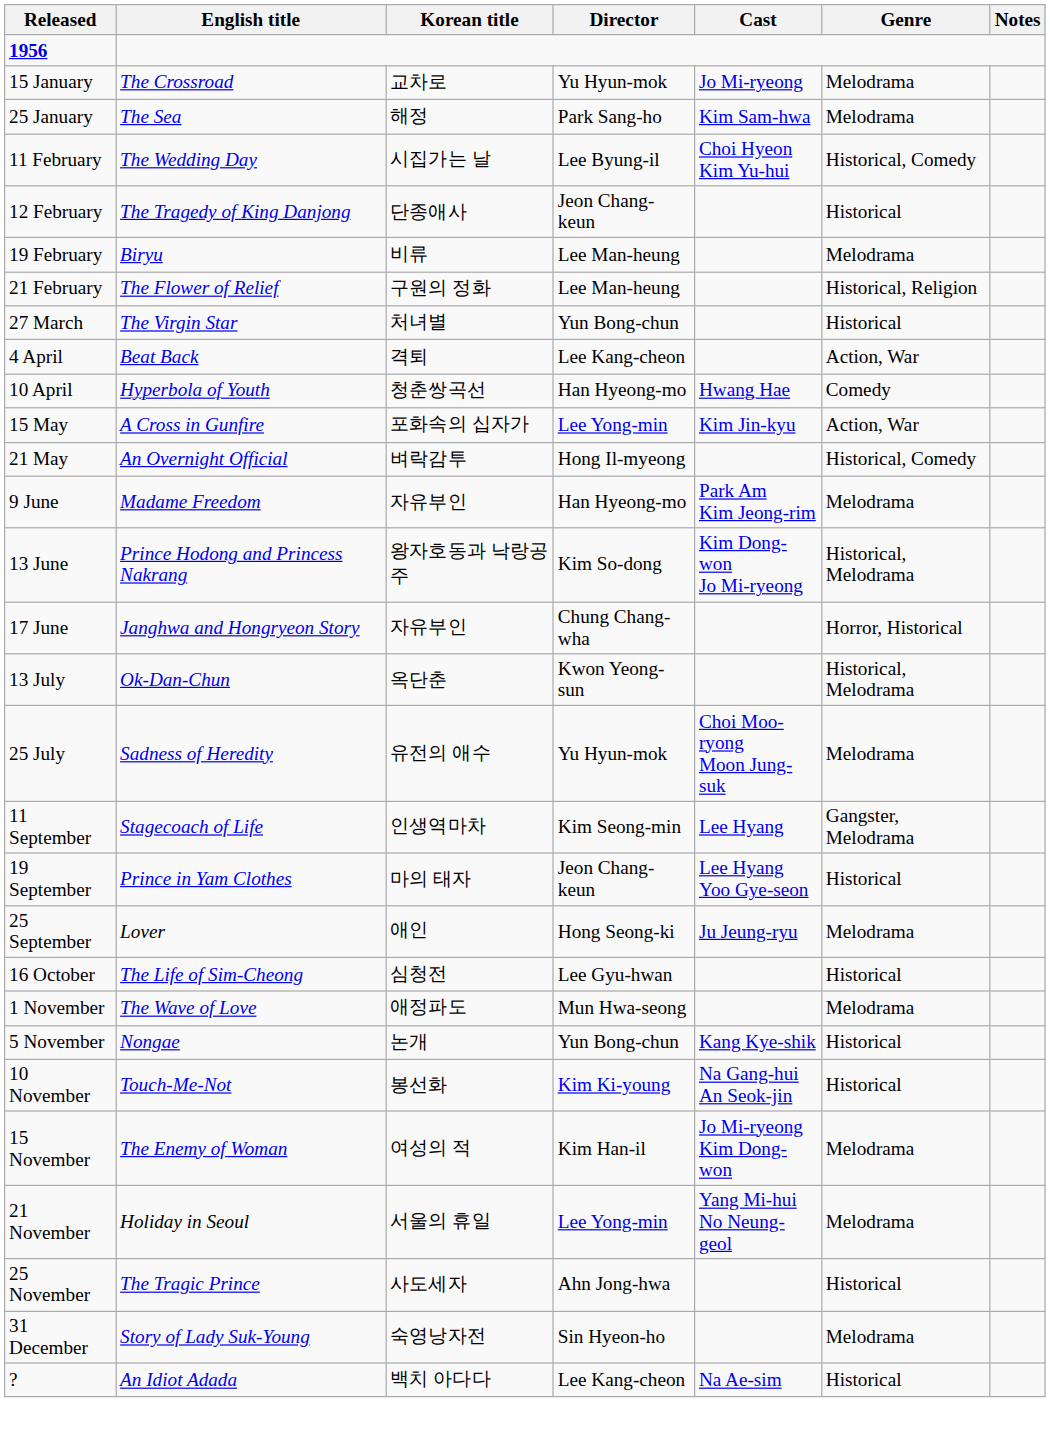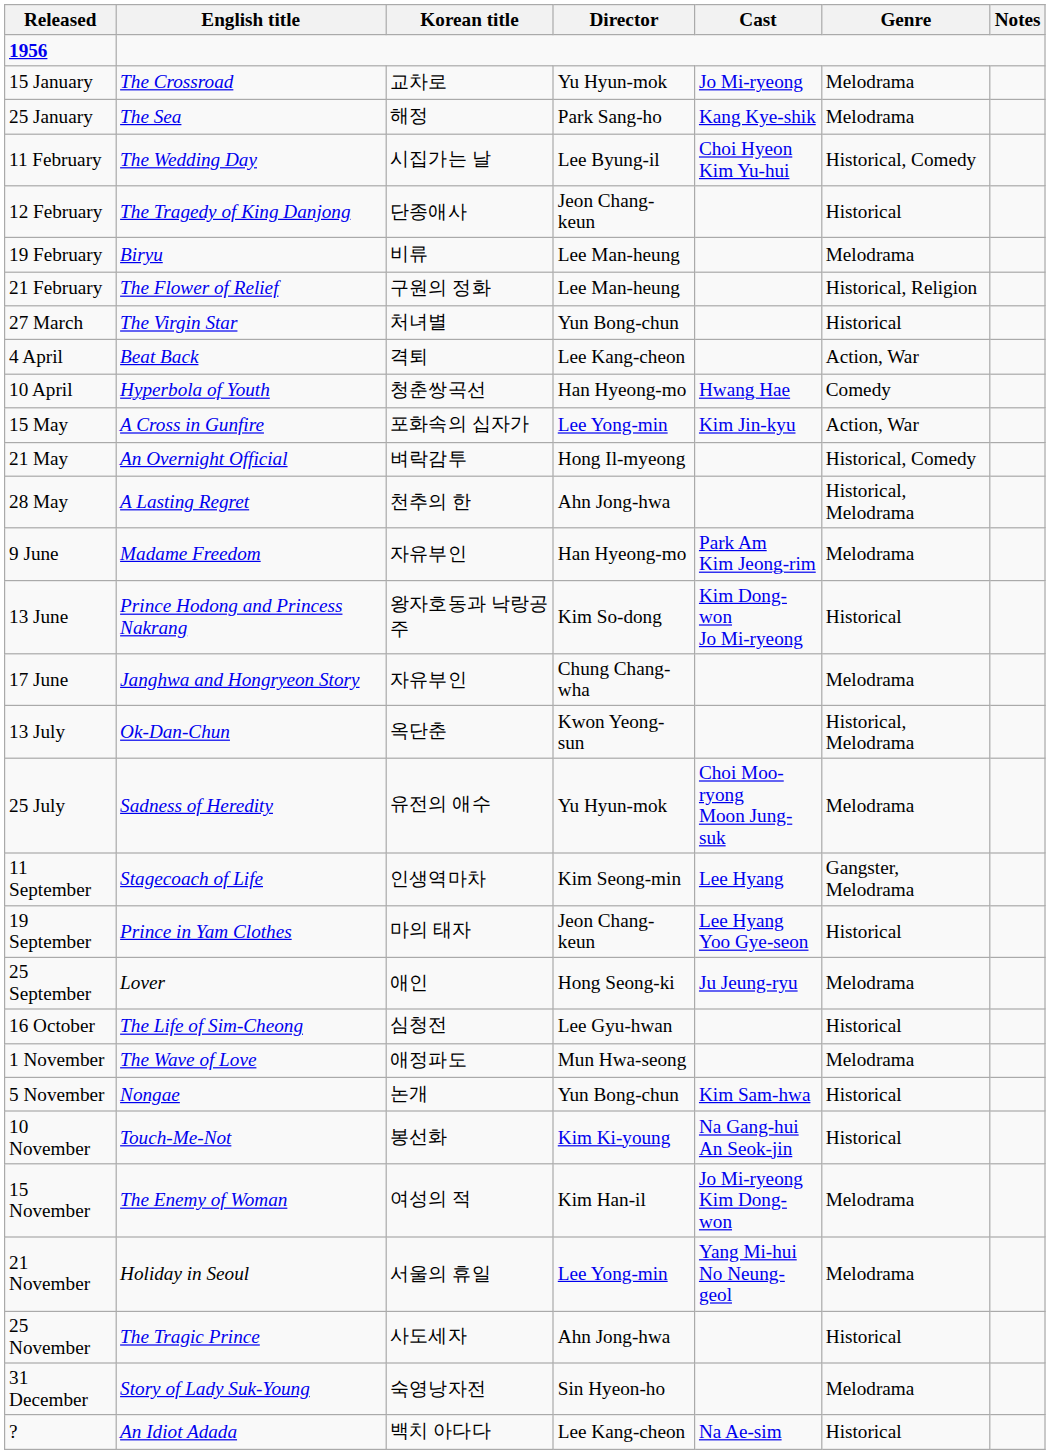(755, 116) Kim Sam-hwa -> (757, 116) Kang Kye-shik
+ row: (39, 501)
(870, 564) Historical, Melodrama -> (864, 616) Historical
(894, 627) Horror, Historical -> (870, 679) Melodrama
(757, 1042) Kang Kye-shik -> (755, 1094) Kim Sam-hwa
